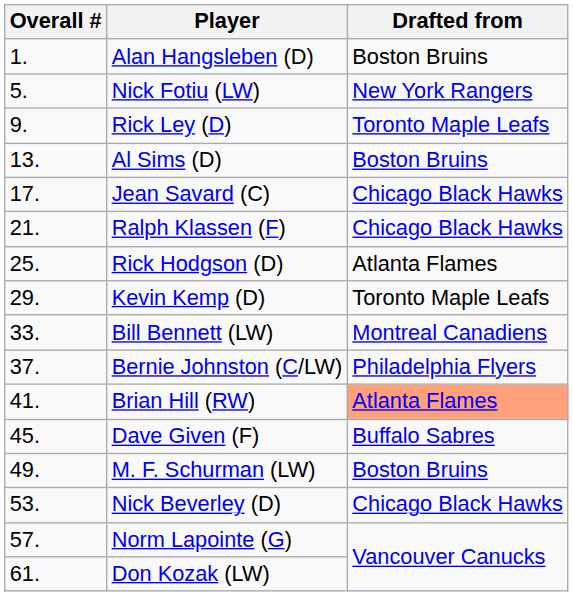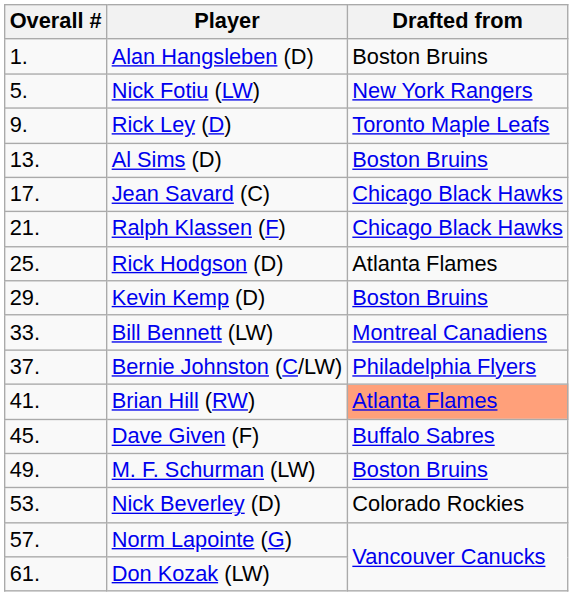(451, 297) Toronto Maple Leafs -> (420, 297) Boston Bruins
(458, 504) Chicago Black Hawks -> (438, 504) Colorado Rockies
